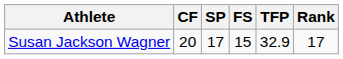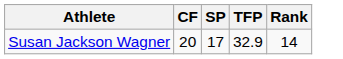- column: (243, 17)
(316, 41) 17 -> (289, 41) 14
